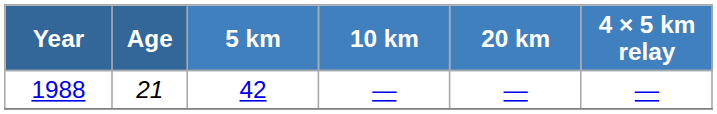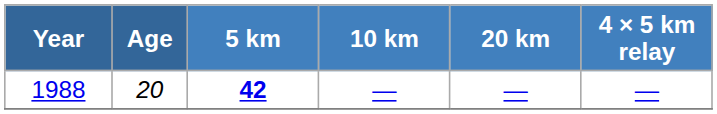(150, 90) 21 -> (150, 90) 20
(253, 90) normal -> (253, 90) bold
